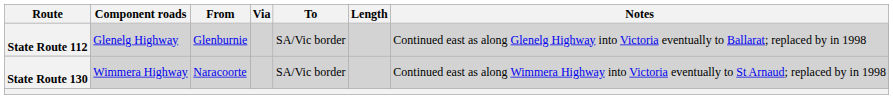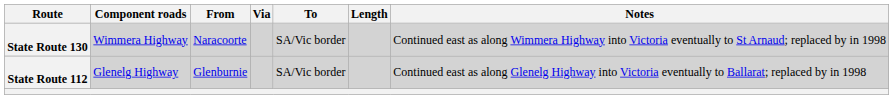rows swapped: (47, 46) <-> (47, 79)
